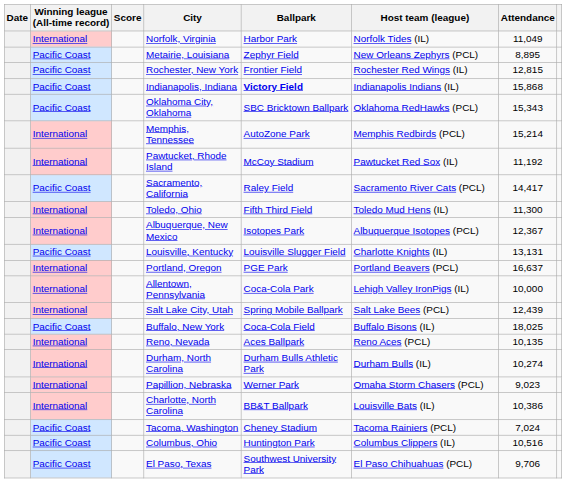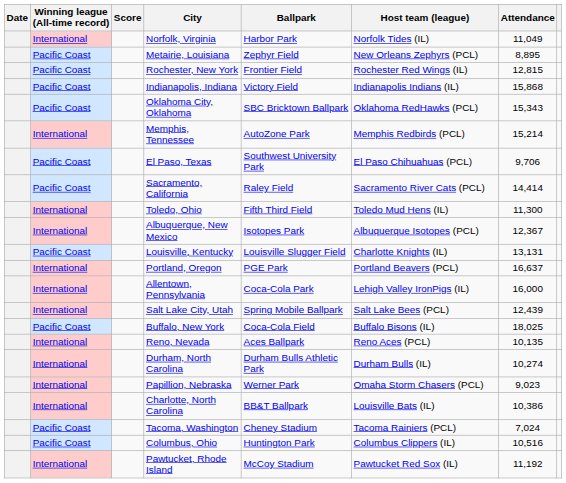(273, 86) bold -> (271, 86) normal
rows swapped: (186, 161) <-> (179, 464)
(528, 188) 14,417 -> (528, 188) 14,414
(528, 289) 10,000 -> (528, 289) 16,000
